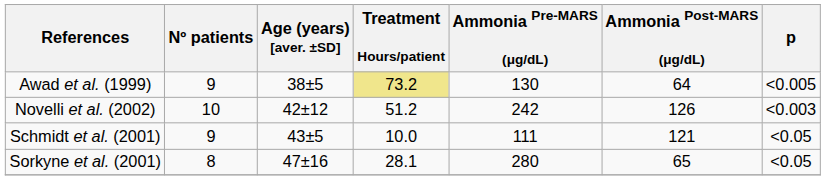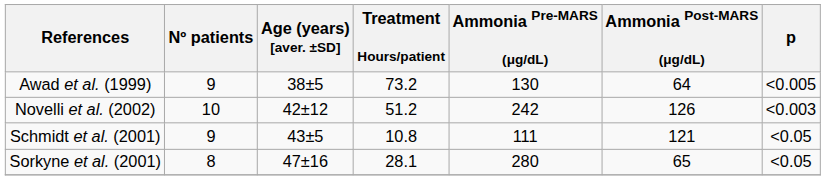(401, 84) khaki background -> (401, 84) no background
(401, 136) 10.0 -> (401, 136) 10.8
